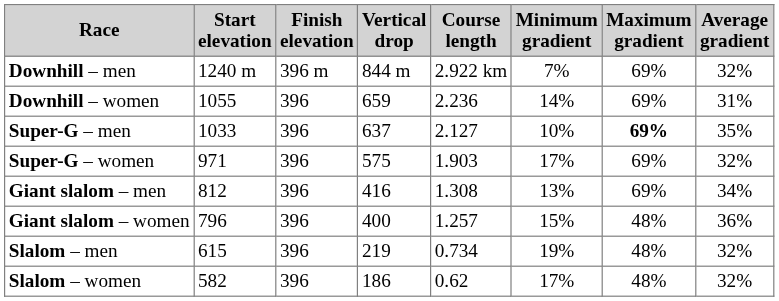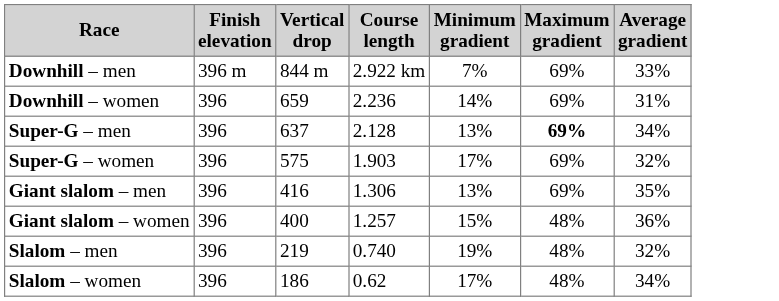- column: (235, 30)
(735, 71) 32% -> (653, 71) 33%
(456, 131) 2.127 -> (374, 131) 2.128
(557, 131) 10% -> (475, 131) 13%
(735, 131) 35% -> (653, 131) 34%
(456, 191) 1.308 -> (374, 191) 1.306
(735, 191) 34% -> (653, 191) 35%
(456, 251) 0.734 -> (374, 251) 0.740
(735, 281) 32% -> (653, 281) 34%
